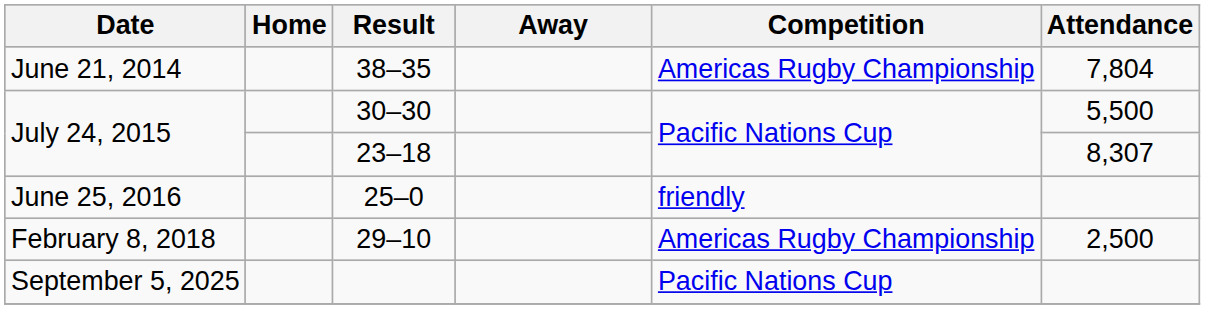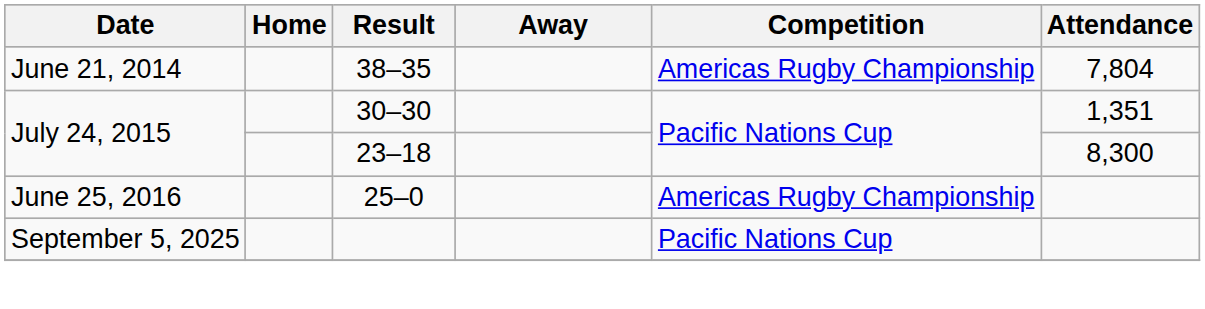(1120, 111) 5,500 -> (1120, 111) 1,351
(1120, 153) 8,307 -> (1120, 153) 8,300
(701, 196) friendly -> (846, 196) Americas Rugby Championship
- row: (113, 238)
